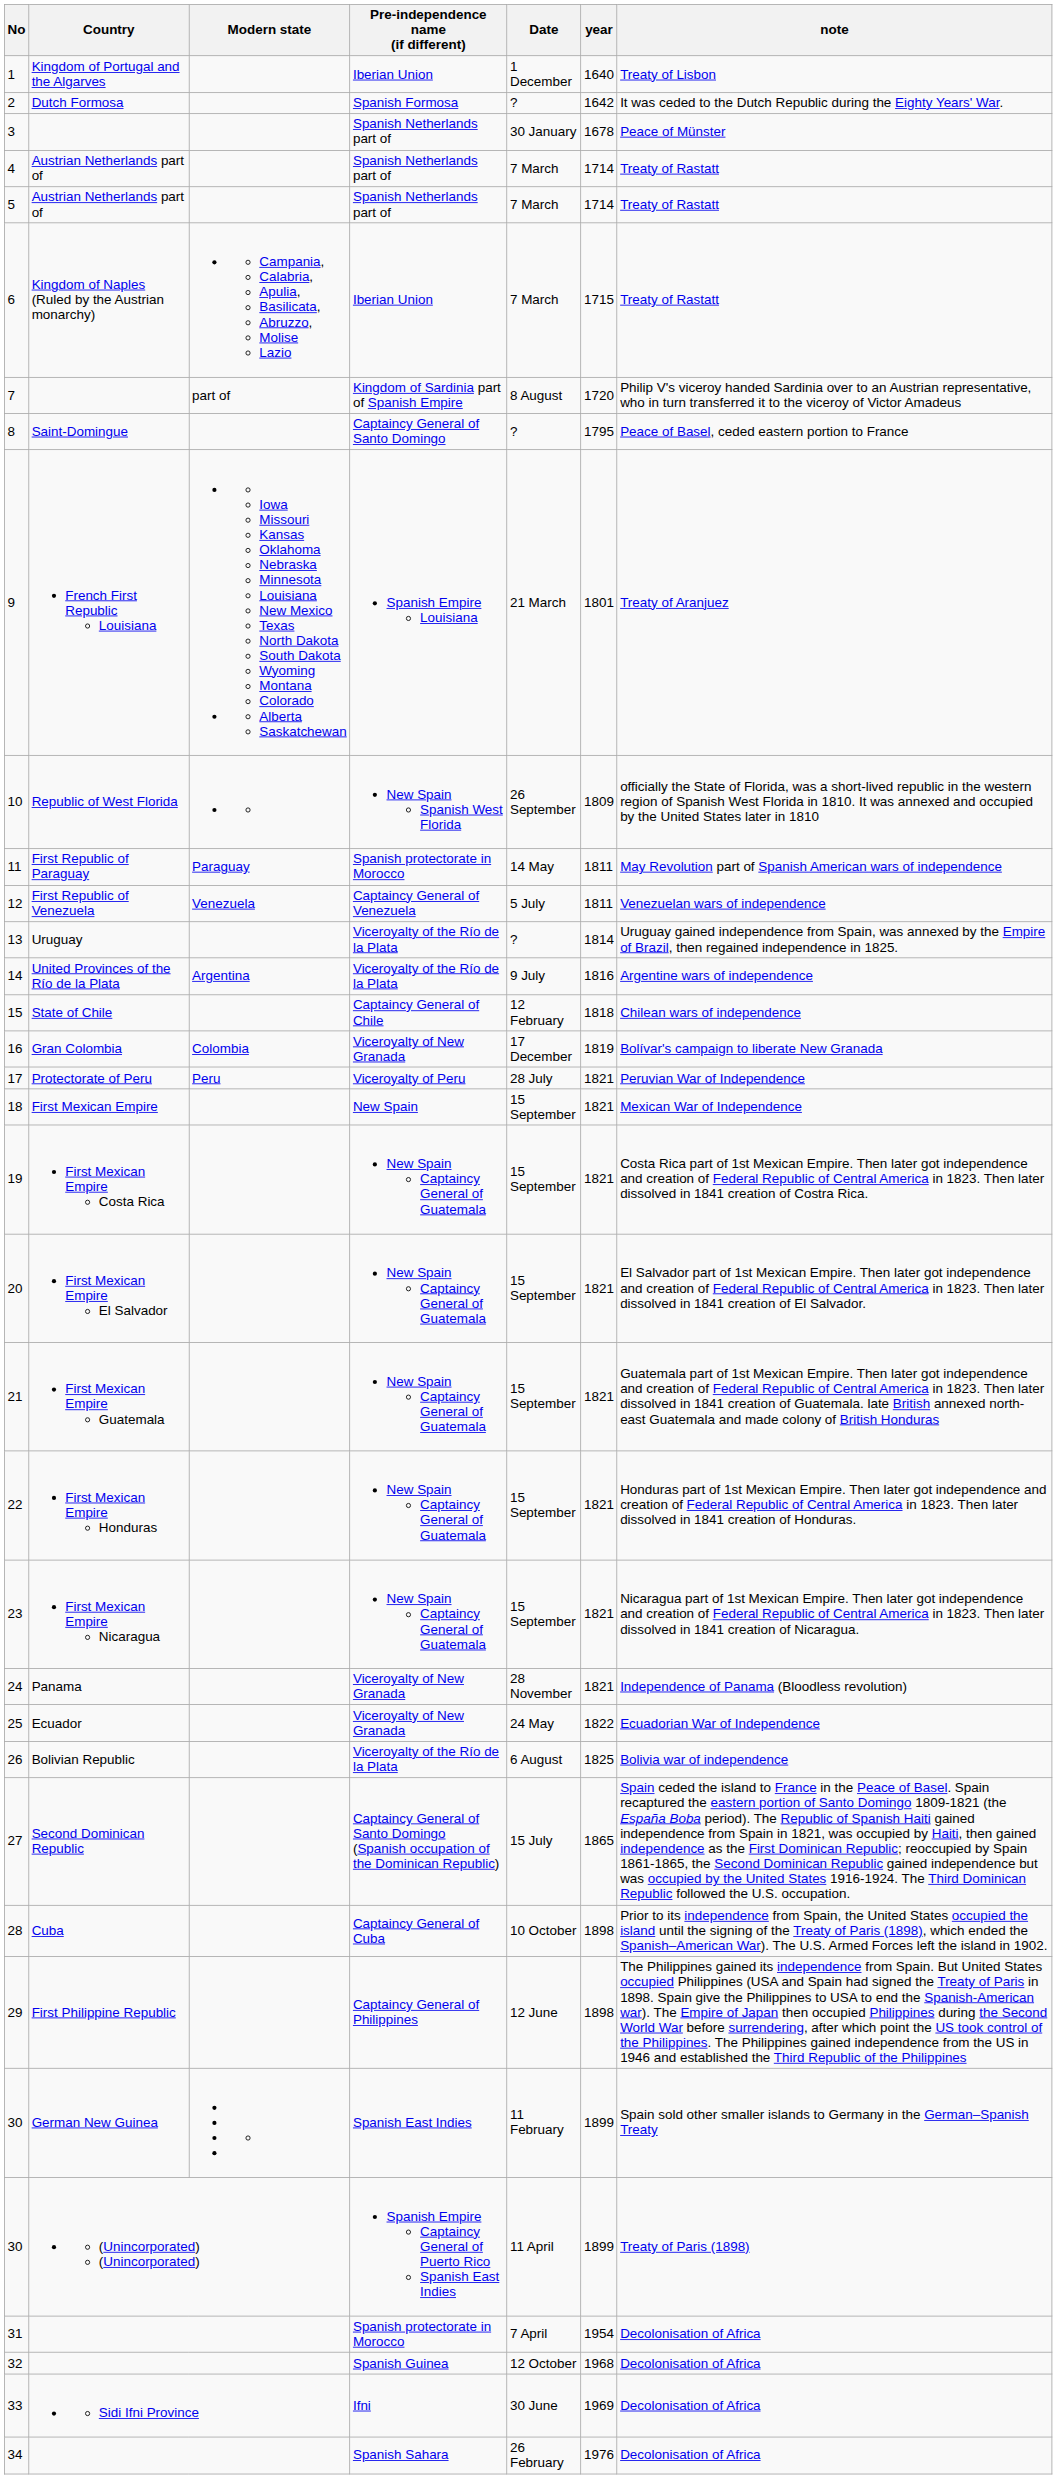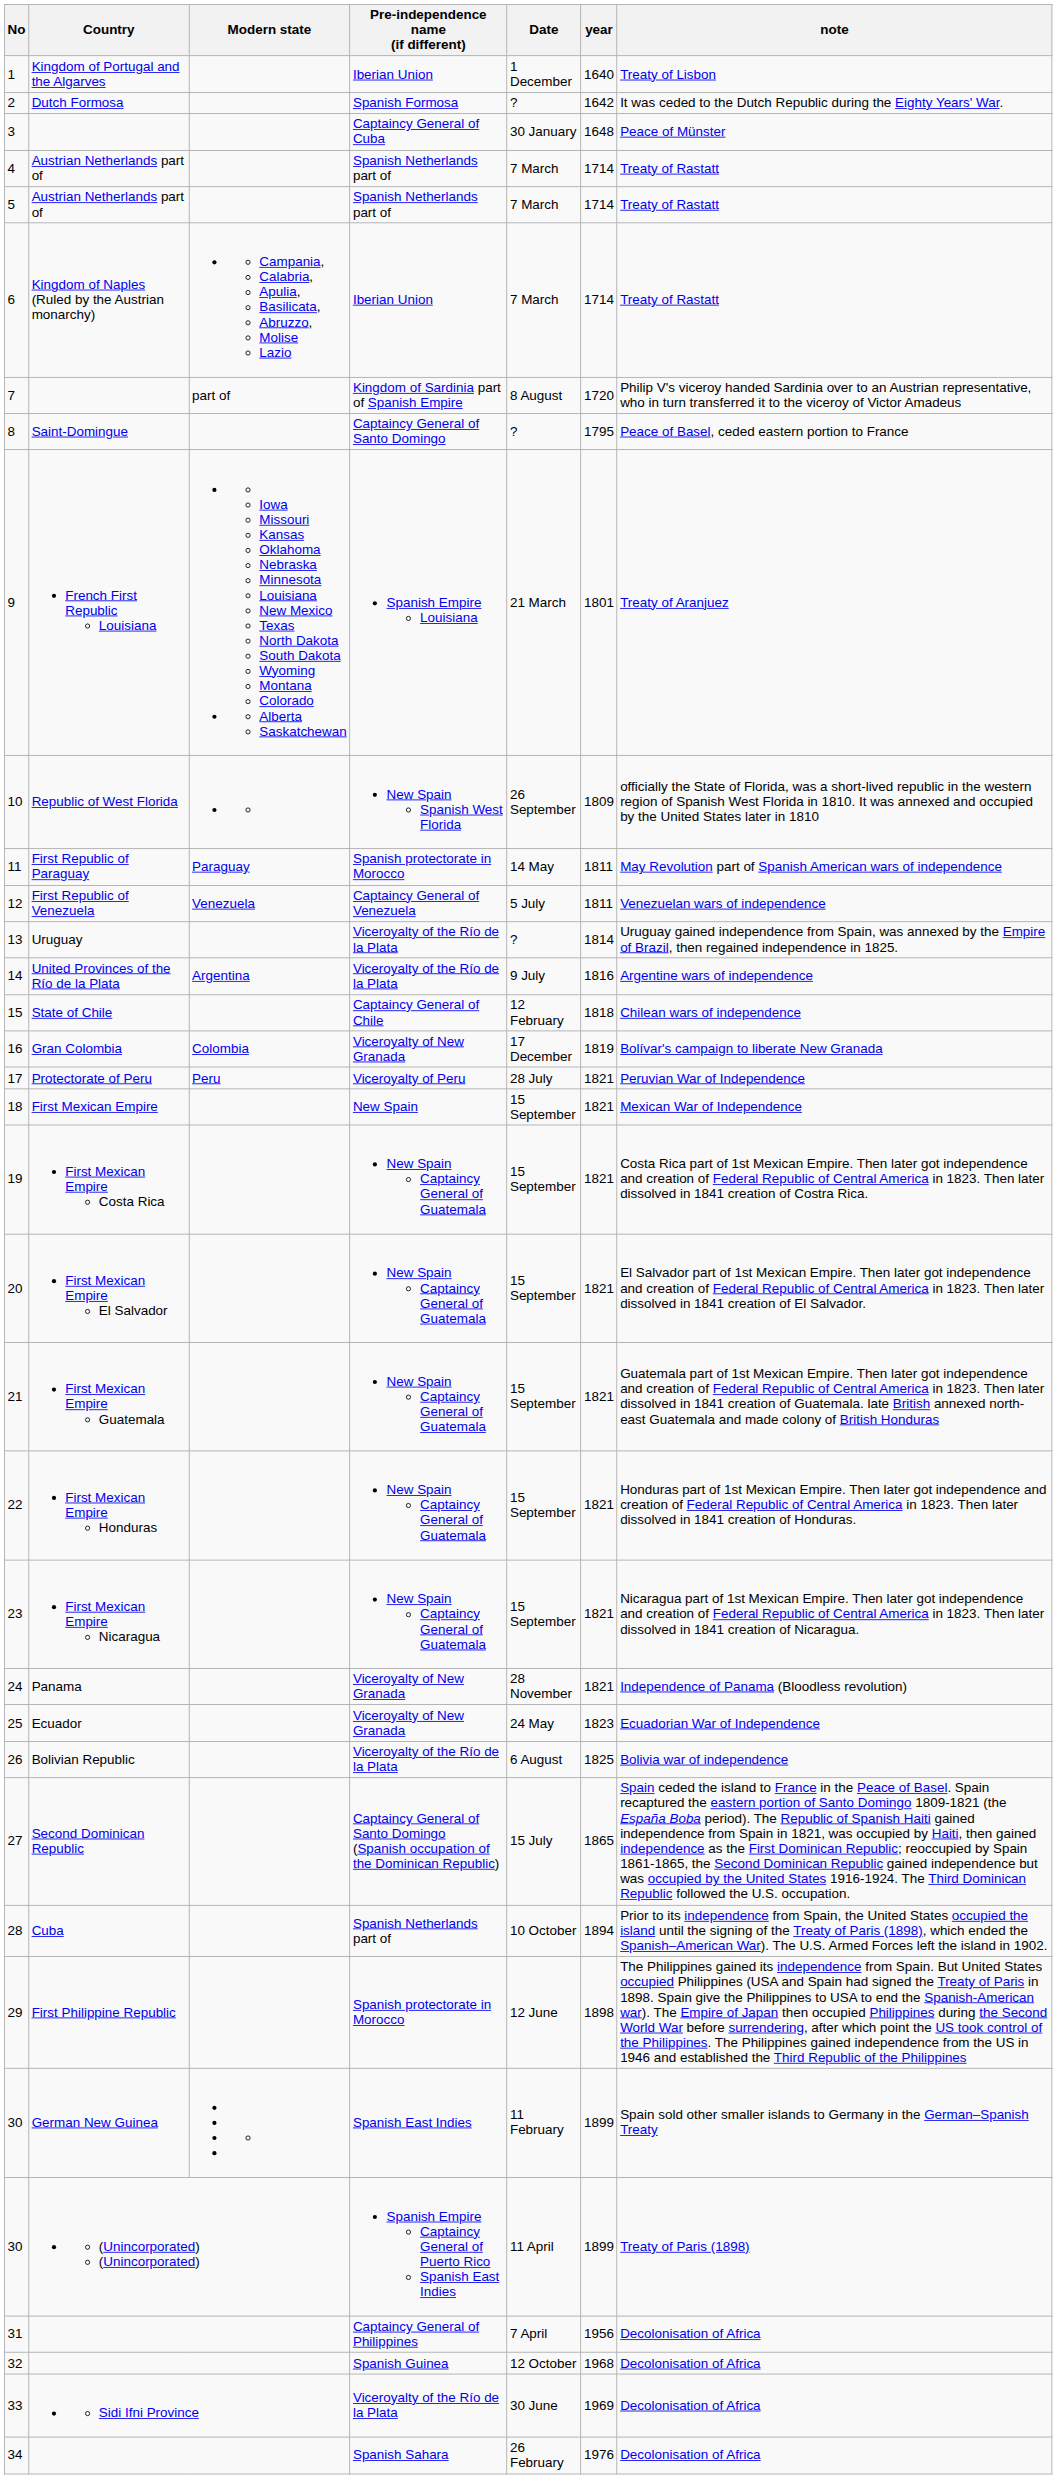(415, 132) Spanish Netherlands part of -> (416, 132) Captaincy General of Cuba
(599, 132) 1678 -> (599, 132) 1648
(599, 300) 1715 -> (599, 300) 1714
(599, 1723) 1822 -> (599, 1723) 1823
(416, 1930) Captaincy General of Cuba -> (415, 1930) Spanish Netherlands part of
(599, 1930) 1898 -> (599, 1930) 1894
(416, 2012) Captaincy General of Philippines -> (422, 2012) Spanish protectorate in Morocco
(422, 2334) Spanish protectorate in Morocco -> (416, 2334) Captaincy General of Philippines
(599, 2334) 1954 -> (599, 2334) 1956
(362, 2405) Ifni -> (426, 2405) Viceroyalty of the Río de la Plata
